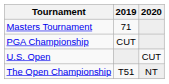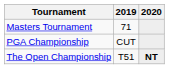- row: (28, 57)
(151, 72) normal -> (151, 57) bold
